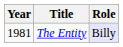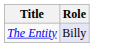- column: (19, 14)
